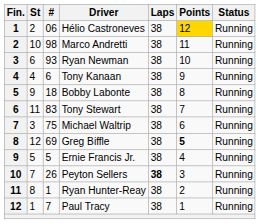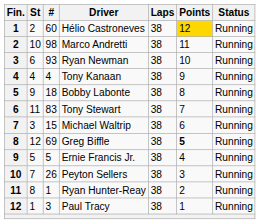(51, 29) 06 -> (51, 29) 60
(48, 77) 6 -> (48, 77) 4
(51, 125) 75 -> (51, 125) 15
(156, 174) bold -> (156, 174) normal
(48, 206) 7 -> (48, 206) 3
